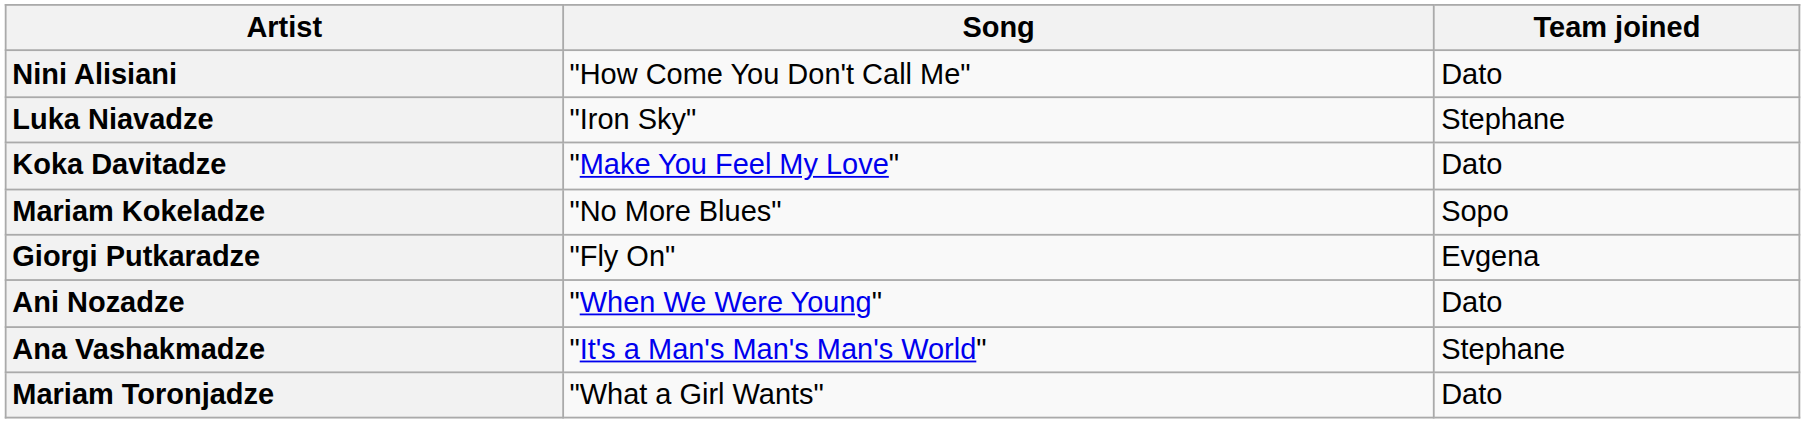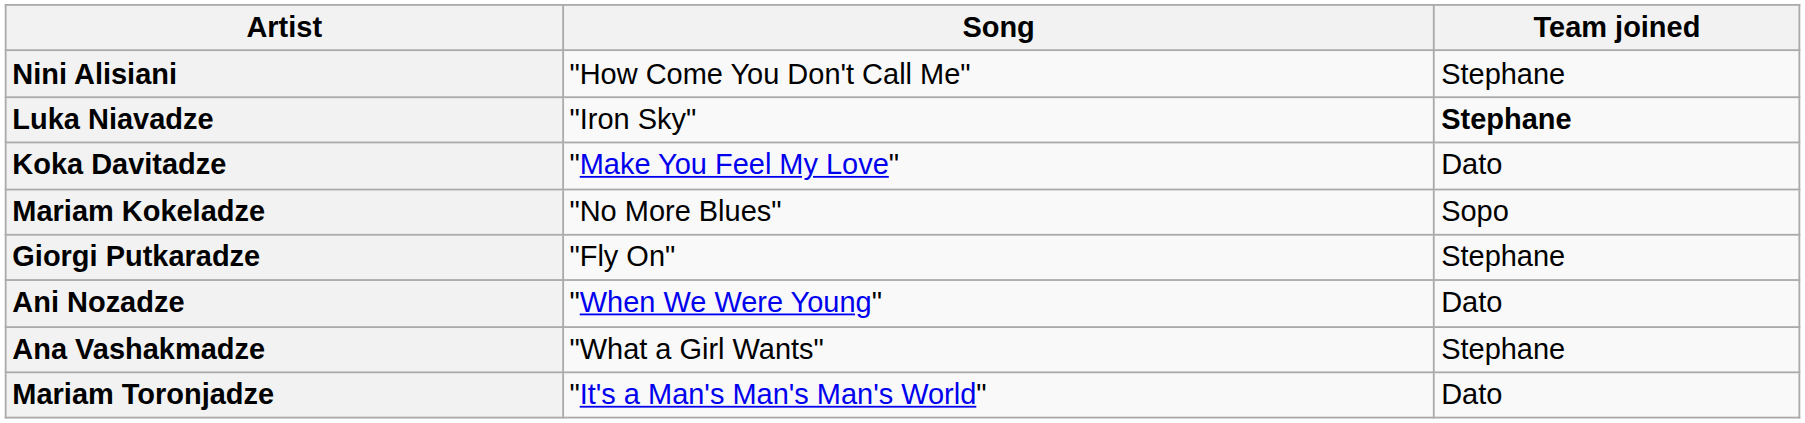(1472, 73) Dato -> (1503, 73) Stephane
(1503, 119) normal -> (1506, 119) bold
(1490, 257) Evgena -> (1503, 257) Stephane
(778, 348) "It's a Man's Man's Man's World" -> (697, 348) "What a Girl Wants"
(697, 394) "What a Girl Wants" -> (778, 394) "It's a Man's Man's Man's World"
